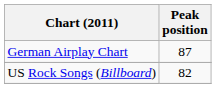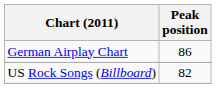(185, 51) 87 -> (185, 51) 86
